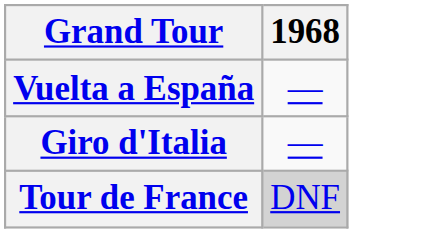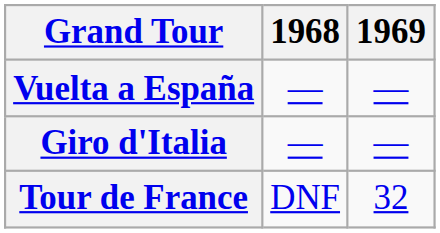+ column: (391, 32)
(305, 198) lightgrey background -> (305, 198) no background
